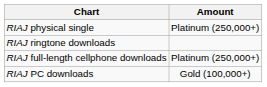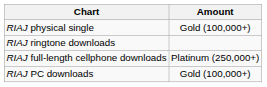(215, 27) Platinum (250,000+) -> (215, 27) Gold (100,000+)
